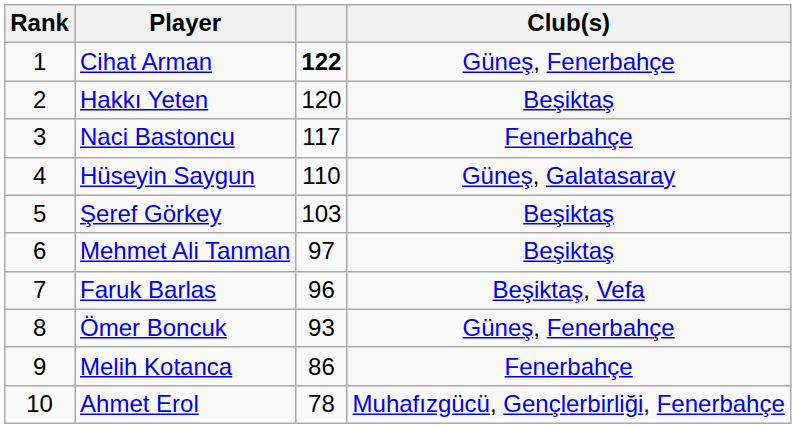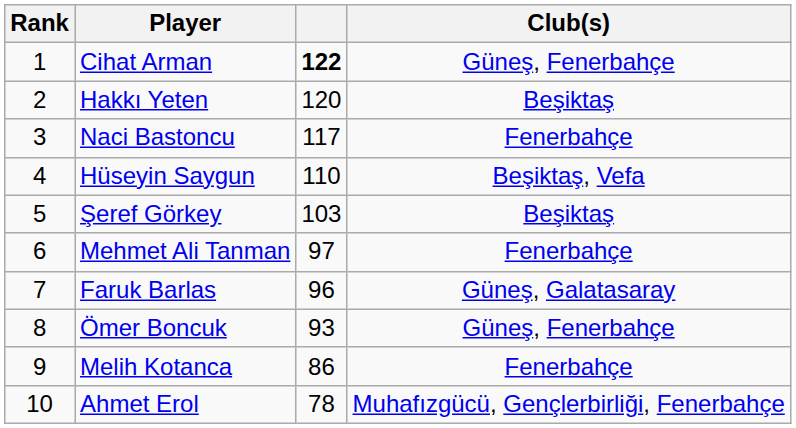(569, 175) Güneş, Galatasaray -> (569, 175) Beşiktaş, Vefa
(569, 251) Beşiktaş -> (569, 251) Fenerbahçe
(569, 289) Beşiktaş, Vefa -> (569, 289) Güneş, Galatasaray
